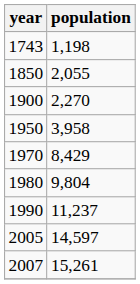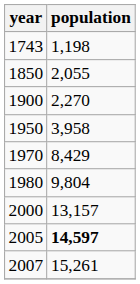- row: (26, 210)
+ row: (26, 210)
(75, 237) normal -> (75, 237) bold
